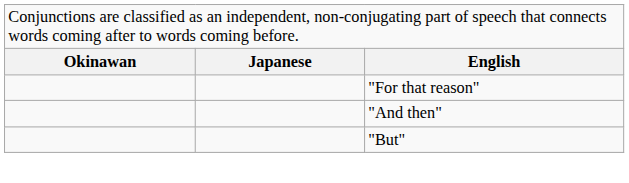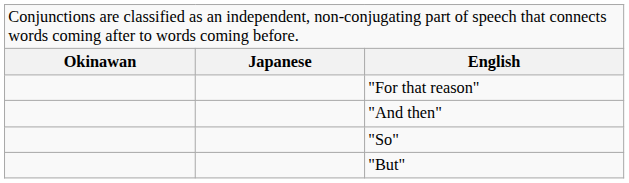+ row: (384, 139)
